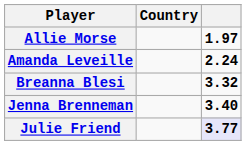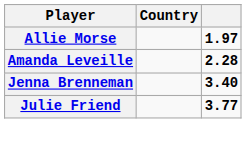(221, 61) 2.24 -> (221, 61) 2.28
- row: (70, 84)
(221, 129) lavender background -> (221, 107) no background
